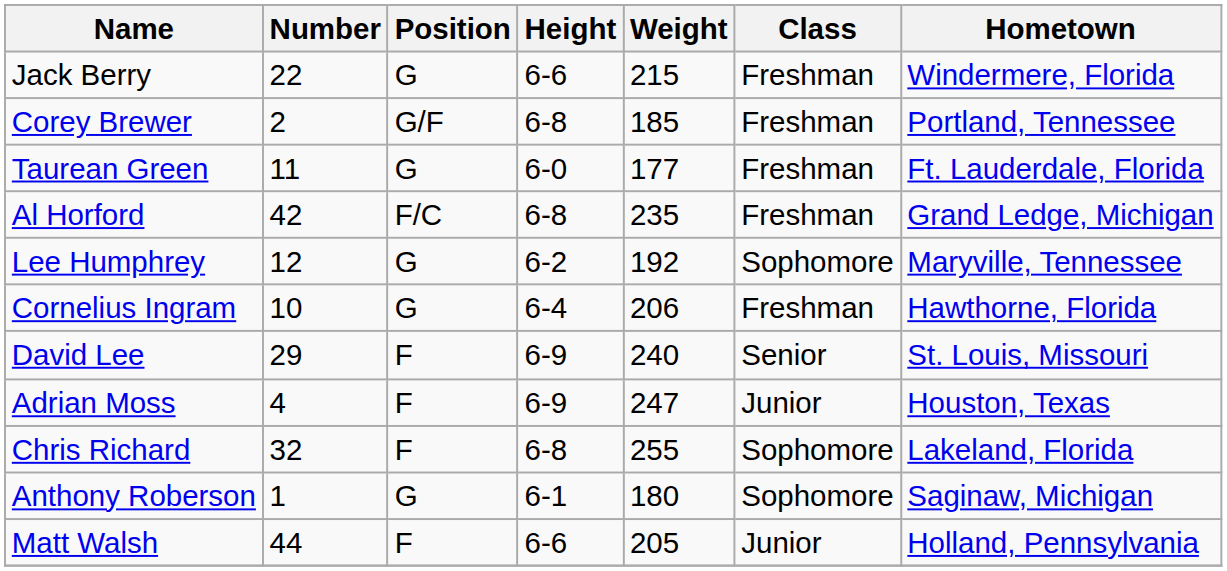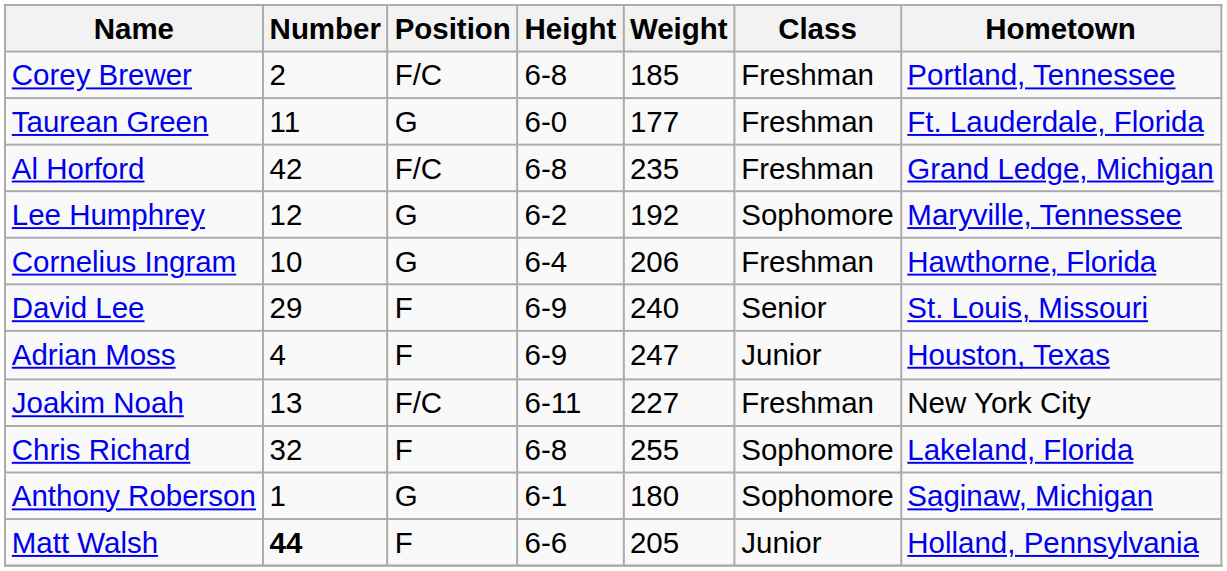- row: (81, 75)
(419, 122) G/F -> (418, 75) F/C
+ row: (98, 402)
(286, 542) normal -> (286, 542) bold
